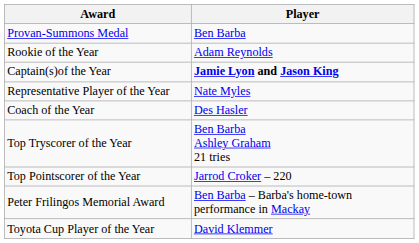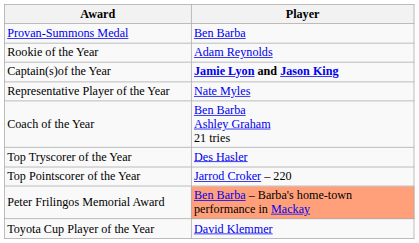(221, 110) Des Hasler -> (232, 124) Ben Barba Ashley Graham 21 tries
(232, 143) Ben Barba Ashley Graham 21 tries -> (221, 157) Des Hasler
(273, 202) no background -> (273, 202) lightsalmon background
